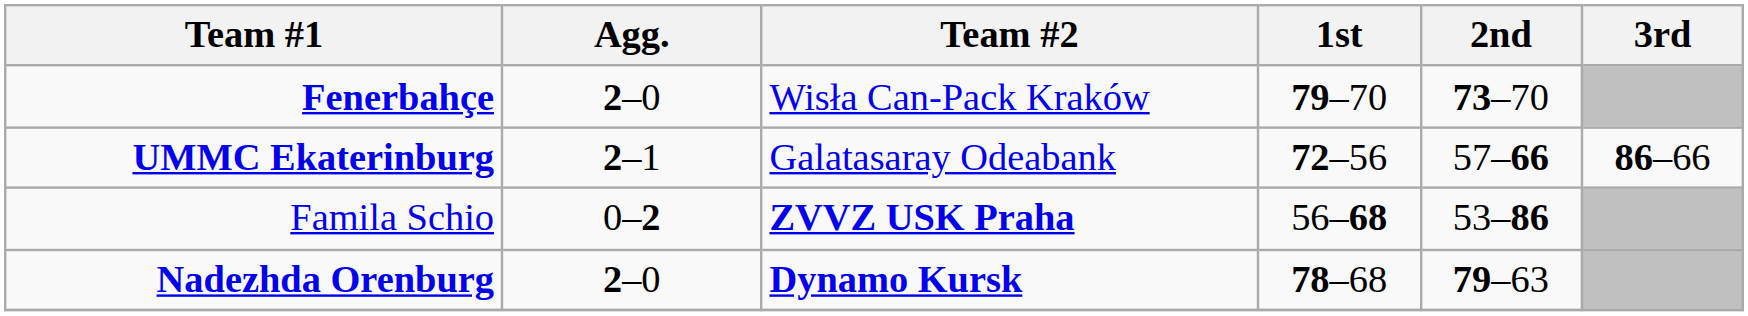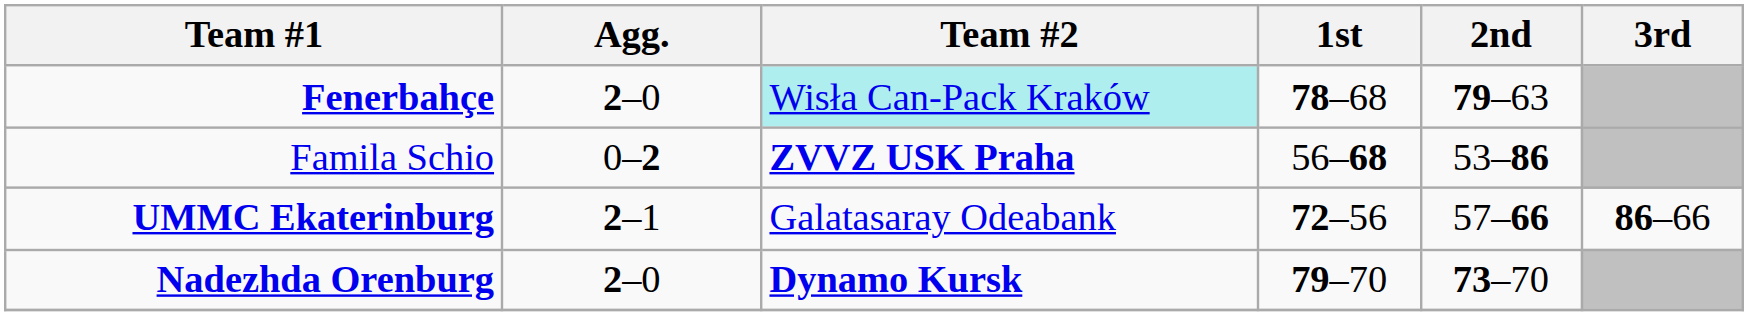(960, 95) no background -> (960, 95) paleturquoise background
(1339, 95) 79–70 -> (1339, 95) 78–68
(1501, 95) 73–70 -> (1501, 95) 79–63
rows swapped: (392, 217) <-> (313, 156)
(1339, 278) 78–68 -> (1339, 278) 79–70
(1501, 278) 79–63 -> (1501, 278) 73–70
